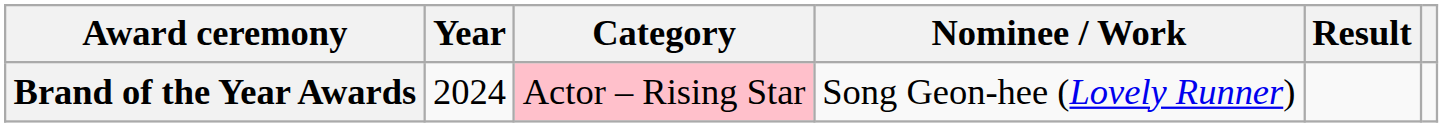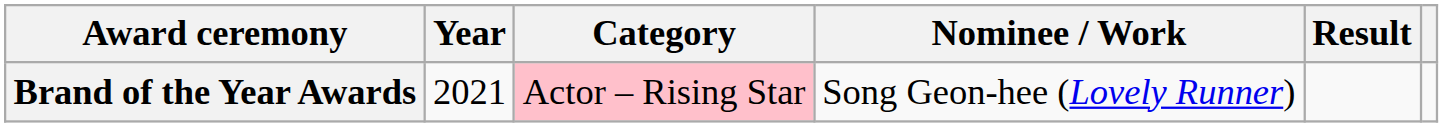(469, 91) 2024 -> (469, 91) 2021
